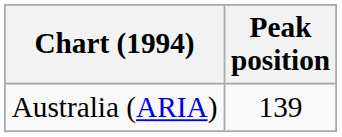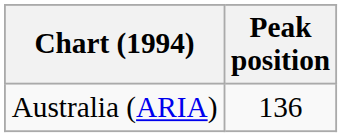(281, 107) 139 -> (281, 107) 136
